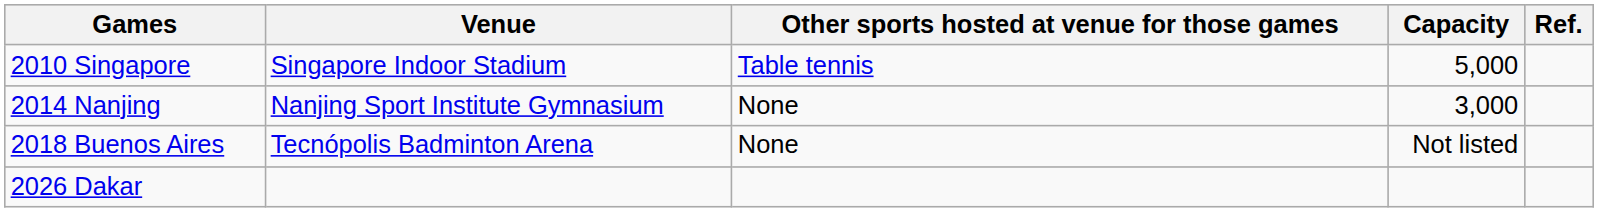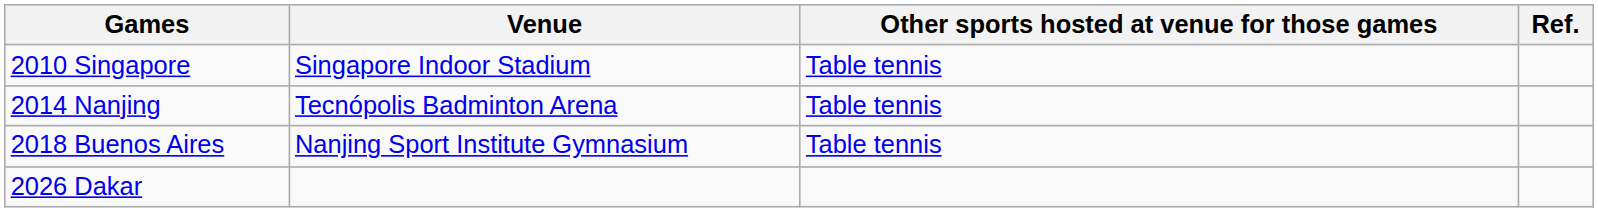- column: (1456, 24)
(467, 105) Nanjing Sport Institute Gymnasium -> (456, 105) Tecnópolis Badminton Arena
(768, 105) None -> (874, 105) Table tennis
(432, 145) Tecnópolis Badminton Arena -> (492, 145) Nanjing Sport Institute Gymnasium
(768, 145) None -> (874, 145) Table tennis
